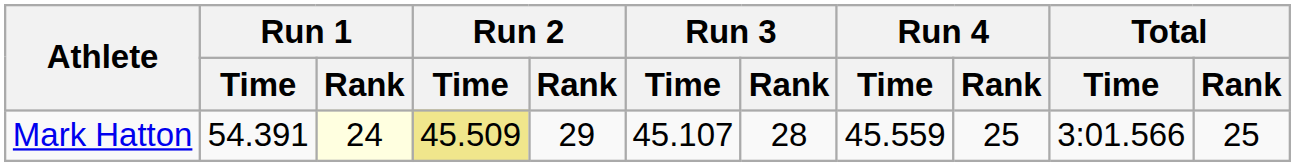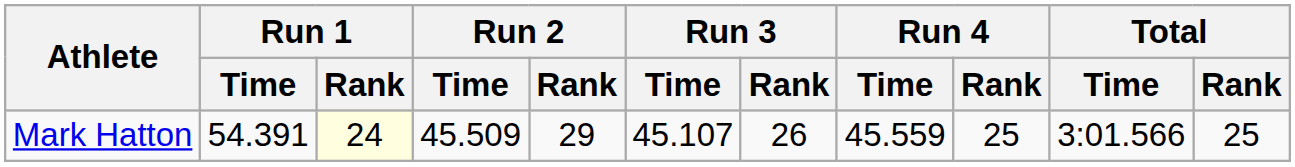(471, 136) khaki background -> (471, 136) no background
(789, 136) 28 -> (789, 136) 26
